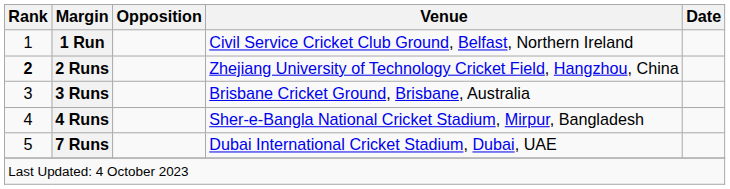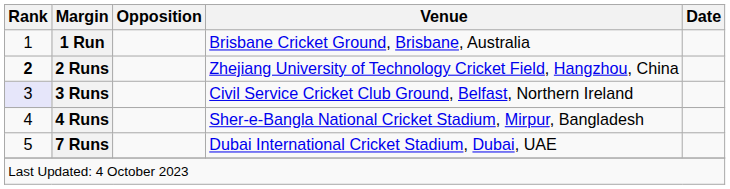(421, 42) Civil Service Cricket Club Ground, Belfast, Northern Ireland -> (370, 42) Brisbane Cricket Ground, Brisbane, Australia
(28, 94) no background -> (28, 94) lavender background
(370, 94) Brisbane Cricket Ground, Brisbane, Australia -> (421, 94) Civil Service Cricket Club Ground, Belfast, Northern Ireland
